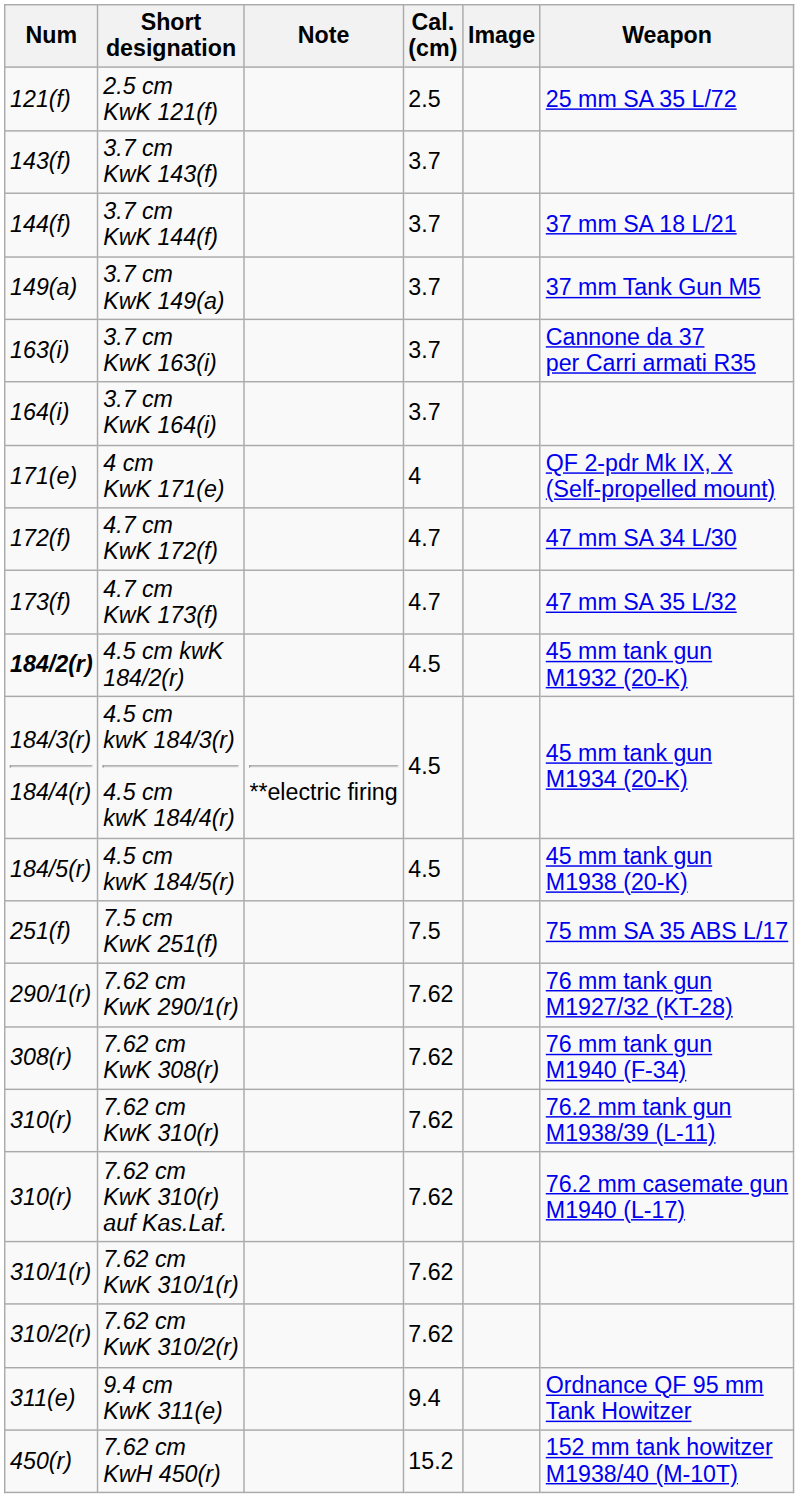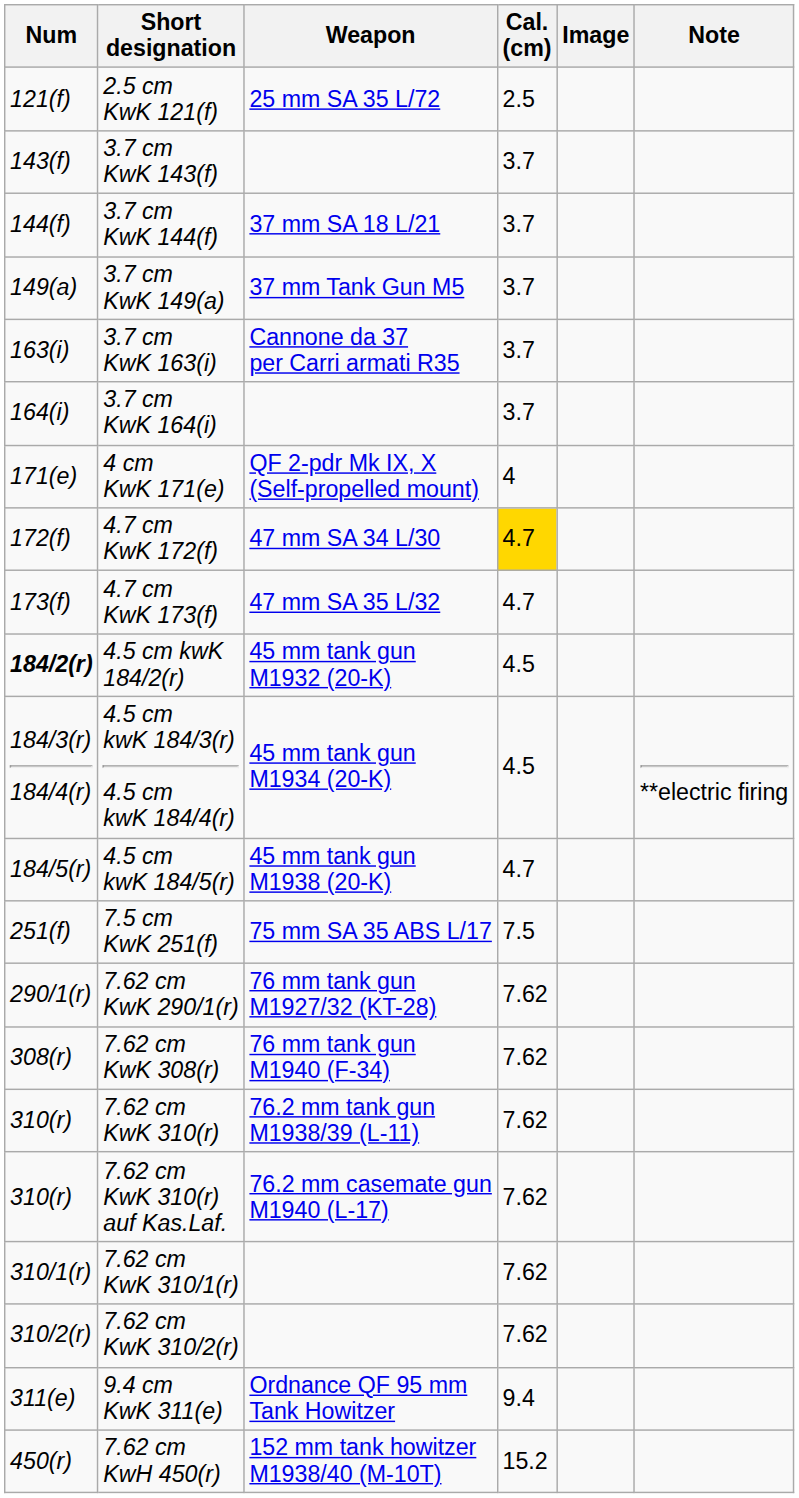columns swapped: (667, 35) <-> (324, 35)
(425, 539) no background -> (519, 539) gold background
(425, 868) 4.5 -> (519, 868) 4.7
